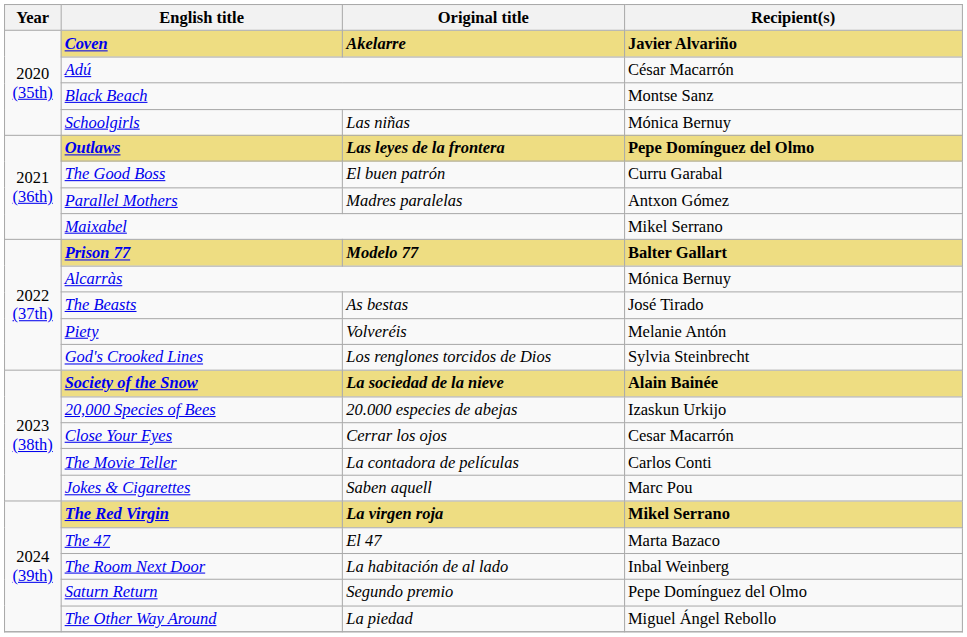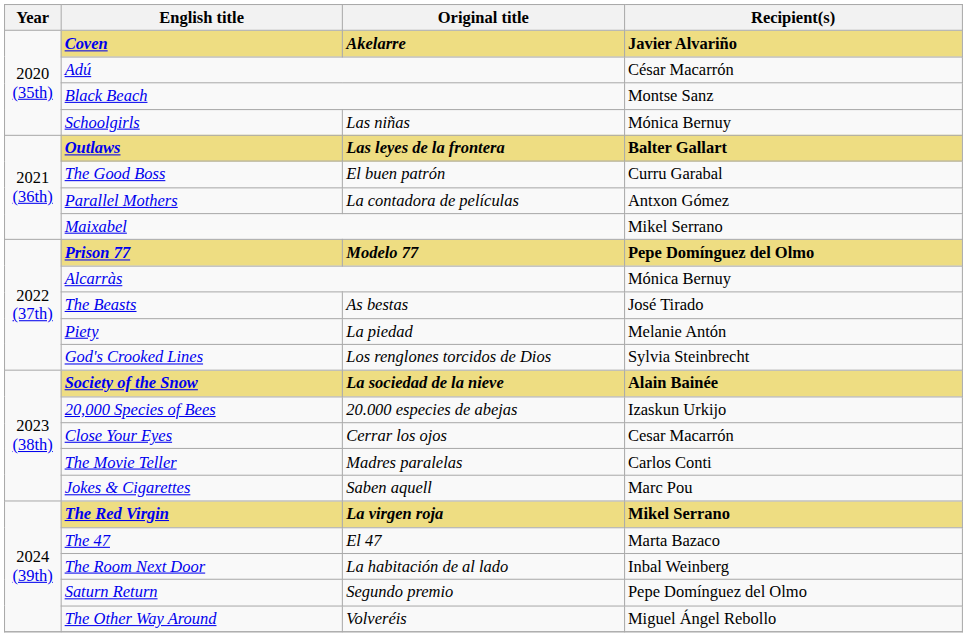(721, 148) Pepe Domínguez del Olmo -> (677, 148) Balter Gallart
(404, 200) Madres paralelas -> (433, 200) La contadora de películas
(677, 252) Balter Gallart -> (721, 252) Pepe Domínguez del Olmo
(376, 331) Volveréis -> (379, 331) La piedad
(433, 461) La contadora de películas -> (404, 461) Madres paralelas
(379, 618) La piedad -> (376, 618) Volveréis
